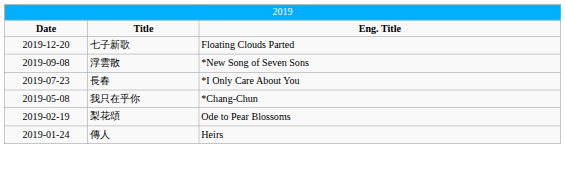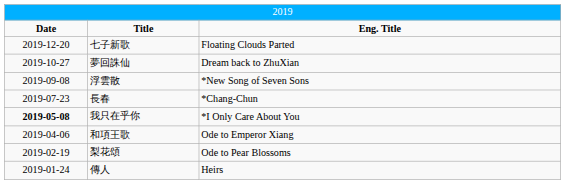+ row: (110, 62)
(250, 81) *I Only Care About You -> (230, 99) *Chang-Chun
(46, 99) normal -> (46, 116) bold
(230, 99) *Chang-Chun -> (250, 116) *I Only Care About You
+ row: (110, 134)
